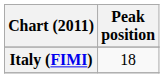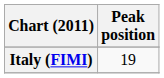(128, 60) 18 -> (128, 60) 19
